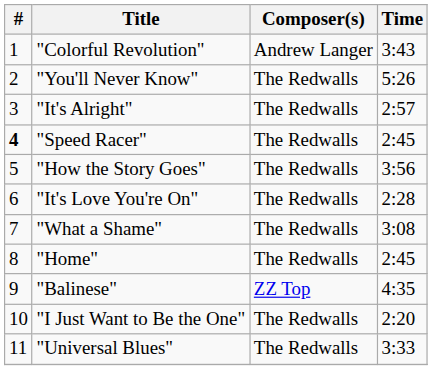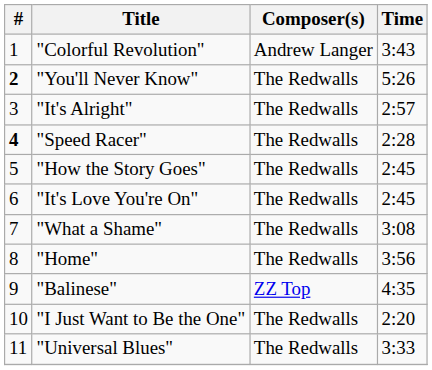(14, 79) normal -> (14, 79) bold
(398, 139) 2:45 -> (398, 139) 2:28
(398, 169) 3:56 -> (398, 169) 2:45
(398, 199) 2:28 -> (398, 199) 2:45
(398, 259) 2:45 -> (398, 259) 3:56
